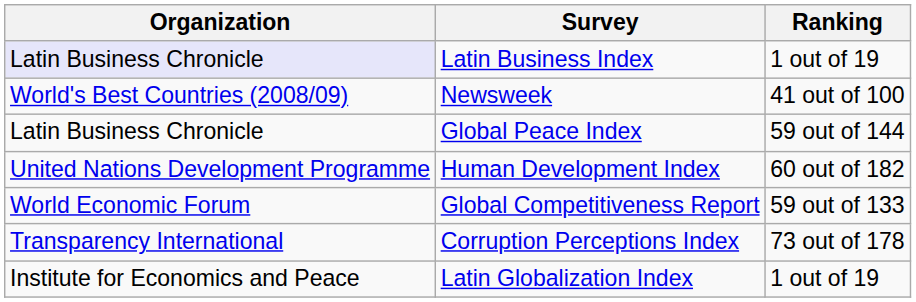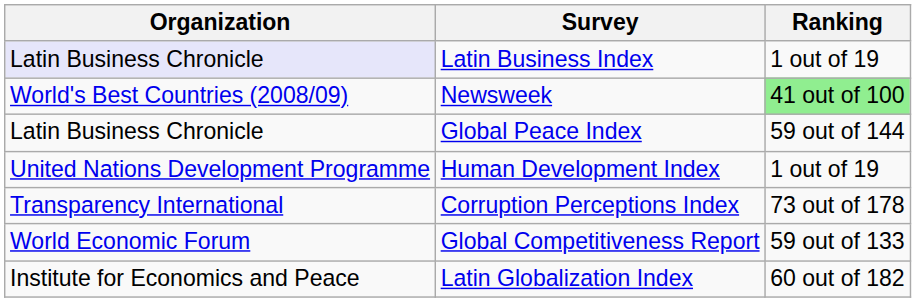(837, 95) no background -> (837, 95) lightgreen background
(837, 168) 60 out of 182 -> (825, 168) 1 out of 19
rows swapped: (590, 242) <-> (600, 205)
(825, 278) 1 out of 19 -> (837, 278) 60 out of 182
